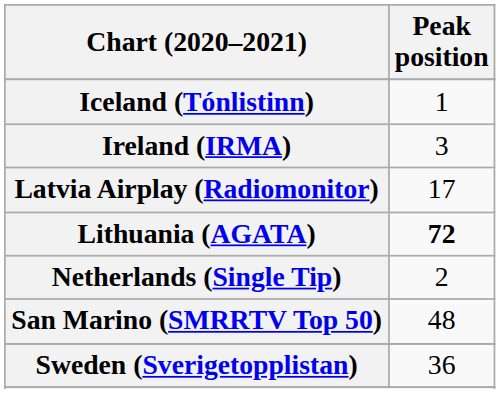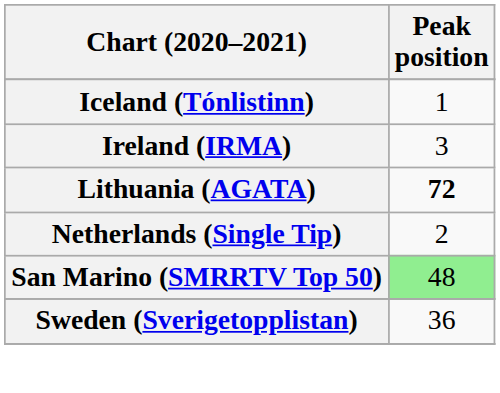- row: (197, 189)
(442, 320) no background -> (442, 277) lightgreen background
